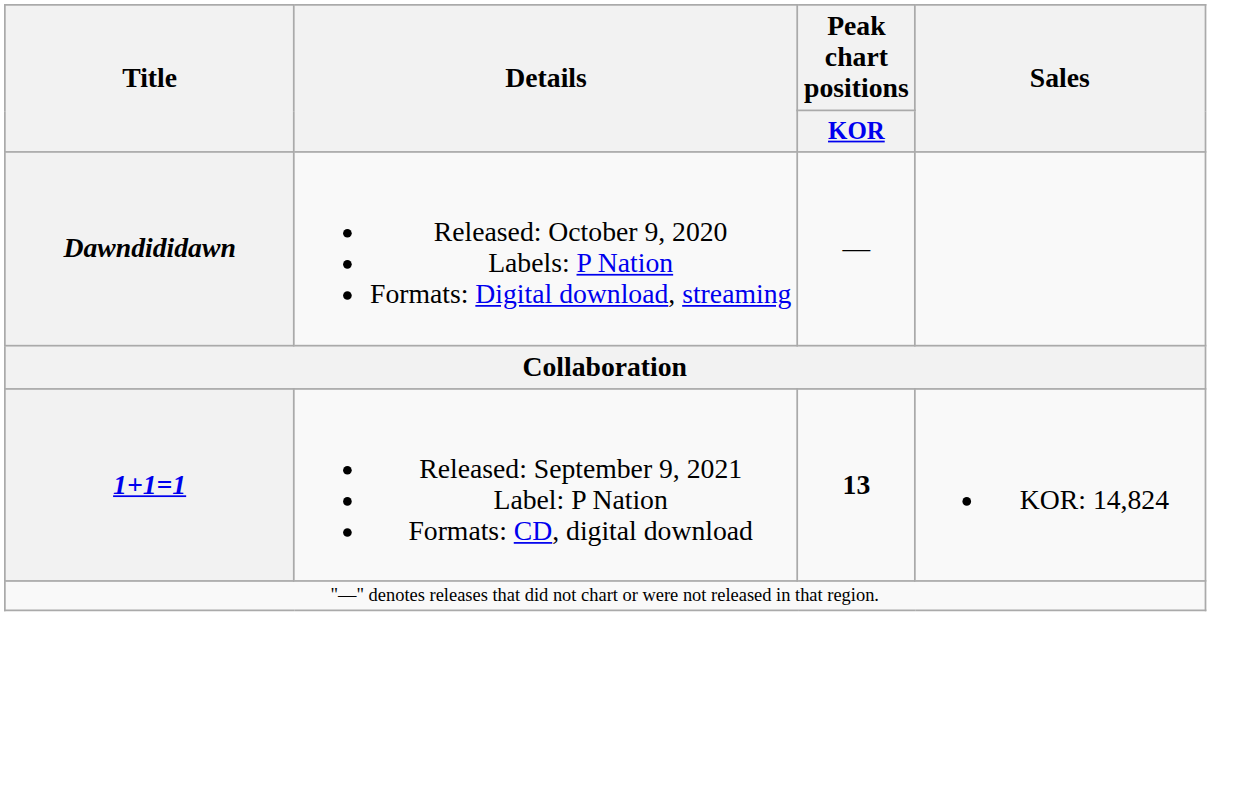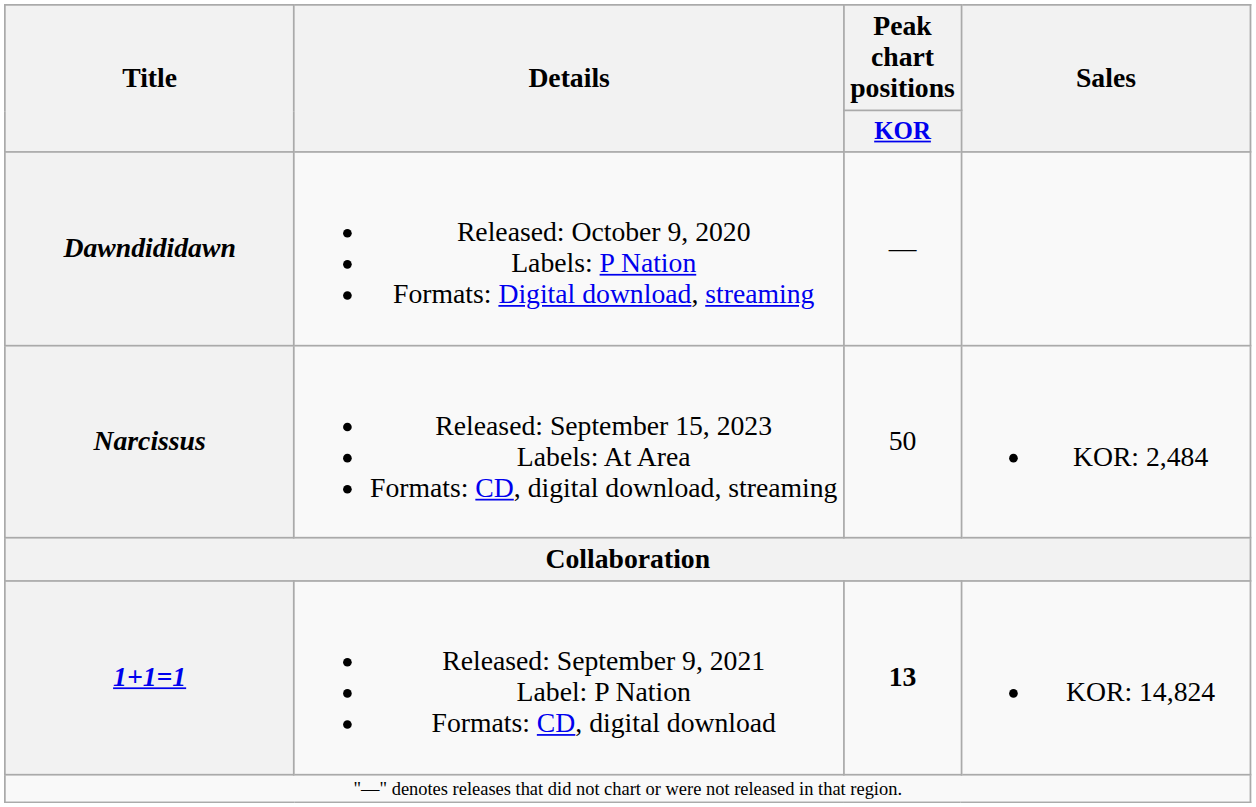+ row: (150, 440)
